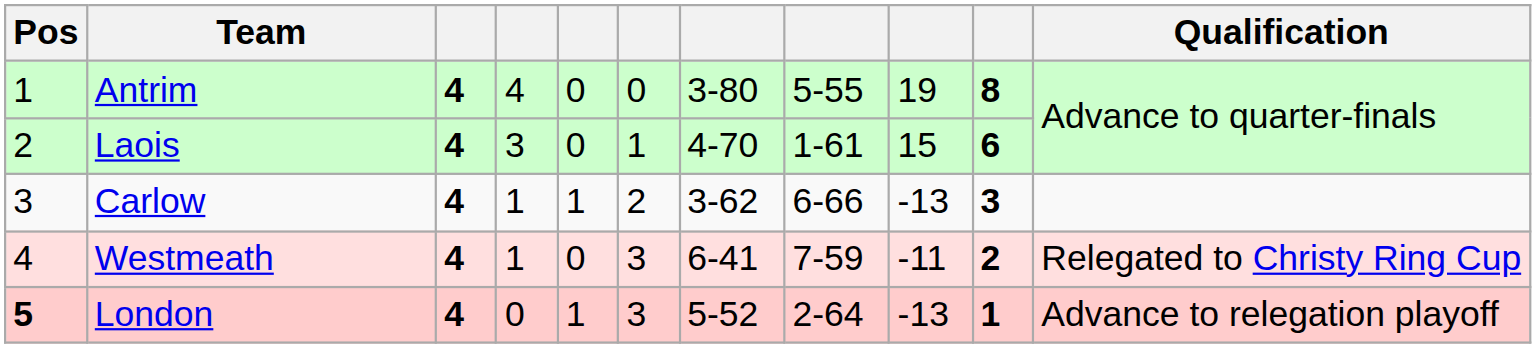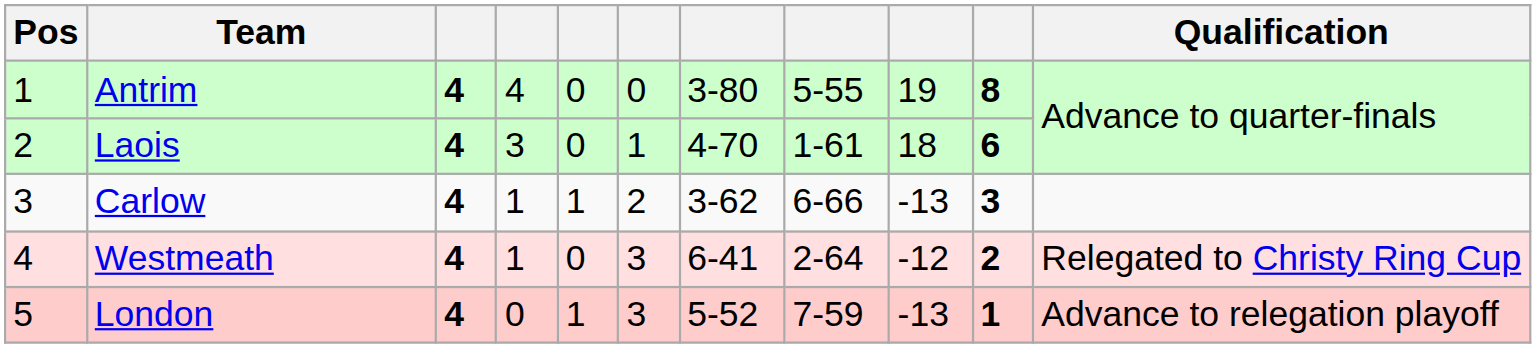(917, 145) 15 -> (917, 145) 18
(828, 257) 7-59 -> (828, 257) 2-64
(922, 257) -11 -> (923, 257) -12
(23, 314) bold -> (23, 314) normal
(828, 314) 2-64 -> (828, 314) 7-59
